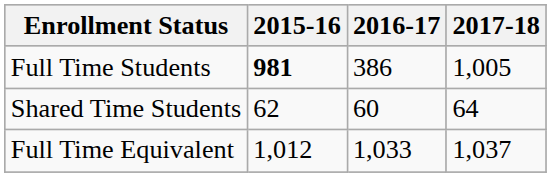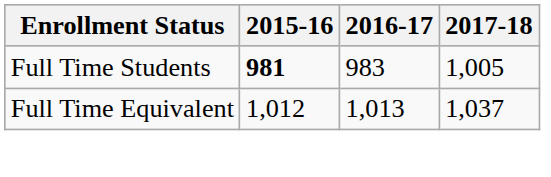(373, 66) 386 -> (365, 66) 983
- row: (126, 108)
(382, 150) 1,033 -> (375, 108) 1,013
